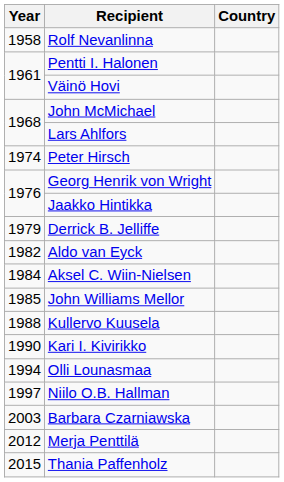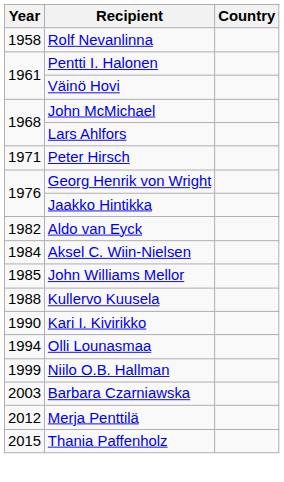(24, 157) 1974 -> (24, 157) 1971
- row: (104, 228)
(24, 393) 1997 -> (24, 370) 1999
